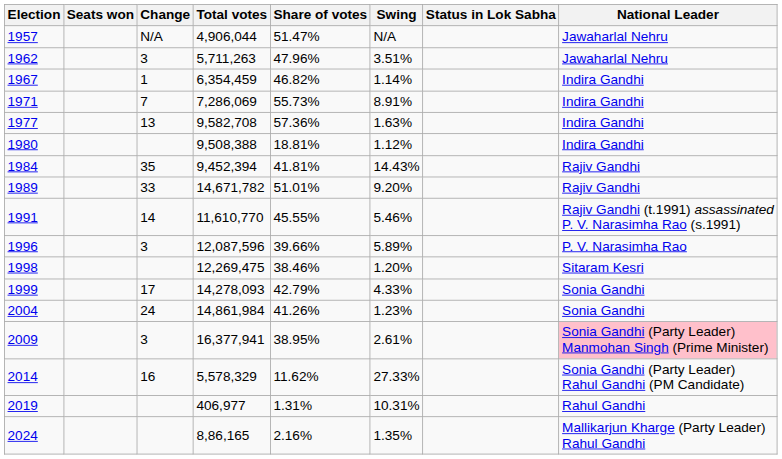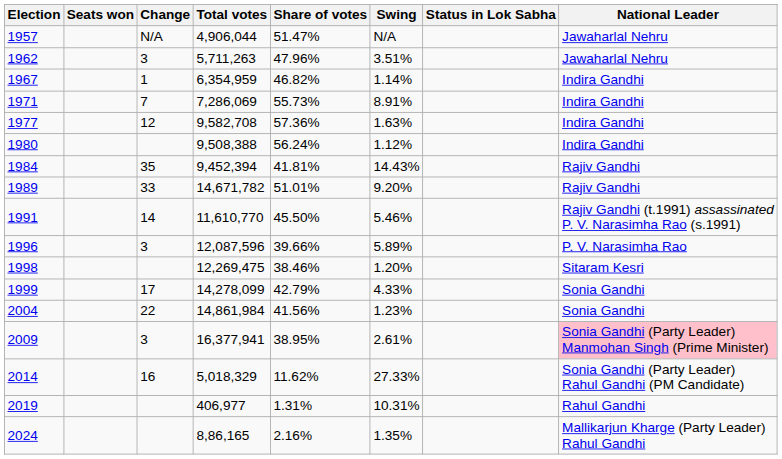(227, 79) 6,354,459 -> (227, 79) 6,354,959
(148, 123) 13 -> (148, 123) 12
(297, 144) 18.81% -> (297, 144) 56.24%
(297, 217) 45.55% -> (297, 217) 45.50%
(230, 289) 14,278,093 -> (230, 289) 14,278,099
(148, 310) 24 -> (148, 310) 22
(297, 310) 41.26% -> (297, 310) 41.56%
(227, 377) 5,578,329 -> (227, 377) 5,018,329
